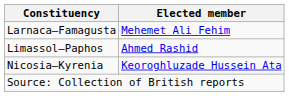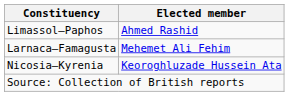rows swapped: (62, 30) <-> (55, 48)
